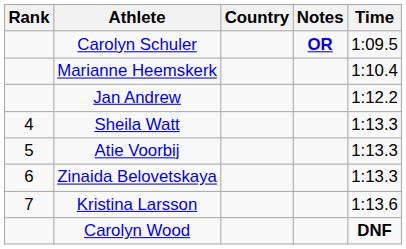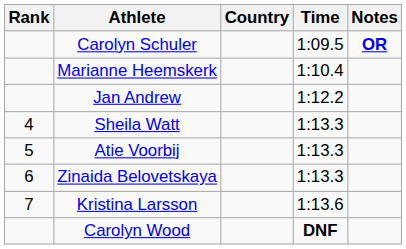columns swapped: (375, 17) <-> (320, 17)
